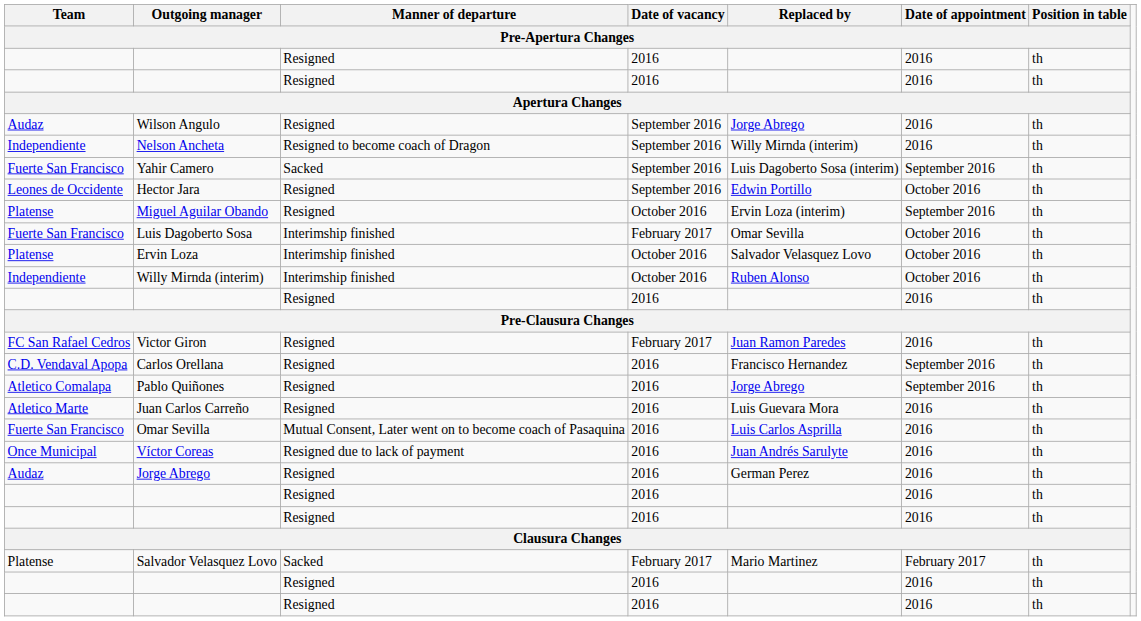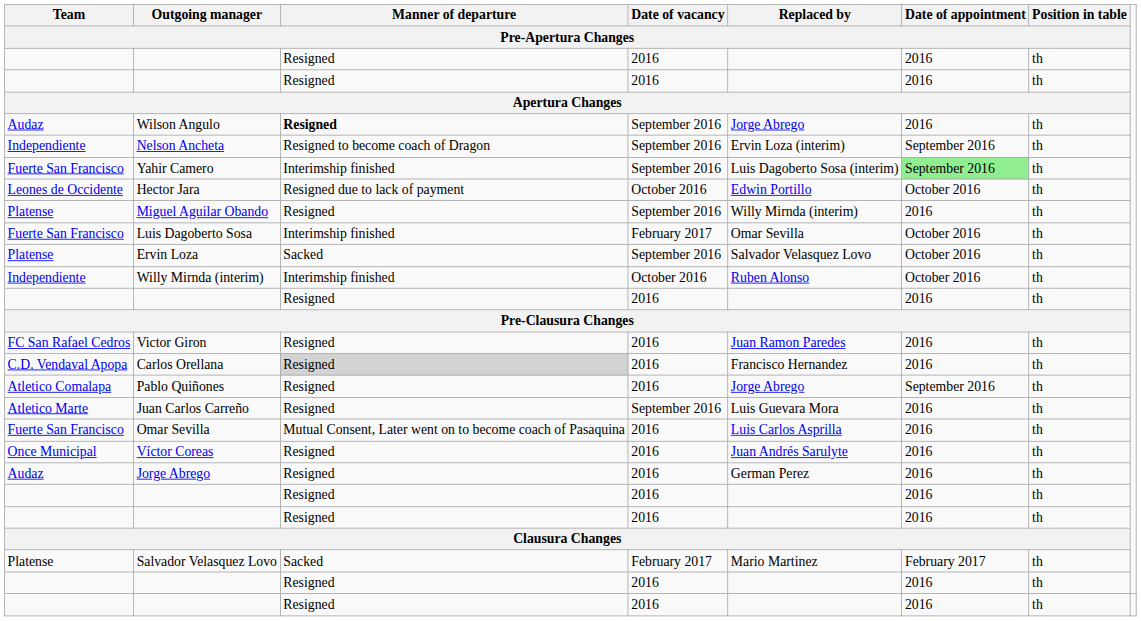(309, 124) normal -> (310, 124) bold
(794, 146) Willy Mirnda (interim) -> (788, 146) Ervin Loza (interim)
(919, 146) 2016 -> (950, 146) September 2016
(303, 168) Sacked -> (339, 168) Interimship finished
(950, 168) no background -> (950, 168) lightgreen background
(309, 189) Resigned -> (374, 189) Resigned due to lack of payment
(676, 189) September 2016 -> (669, 189) October 2016
(669, 211) October 2016 -> (676, 211) September 2016
(788, 211) Ervin Loza (interim) -> (794, 211) Willy Mirnda (interim)
(950, 211) September 2016 -> (919, 211) 2016
(339, 255) Interimship finished -> (303, 255) Sacked
(669, 255) October 2016 -> (676, 255) September 2016
(672, 342) February 2017 -> (645, 342) 2016
(309, 364) no background -> (309, 364) lightgrey background
(950, 364) September 2016 -> (919, 364) 2016
(645, 408) 2016 -> (676, 408) September 2016
(374, 451) Resigned due to lack of payment -> (309, 451) Resigned
